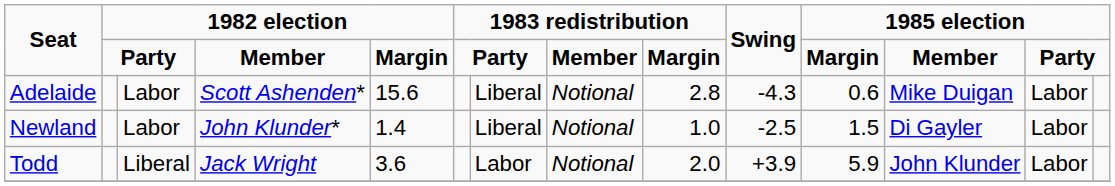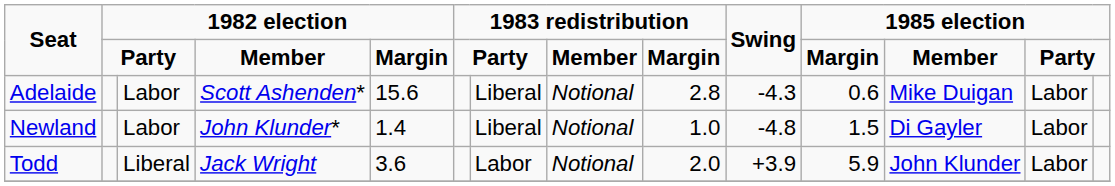(777, 127) -2.5 -> (777, 127) -4.8
